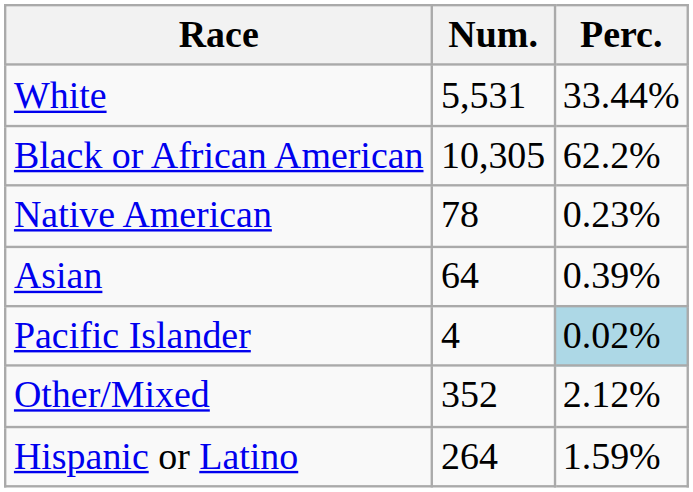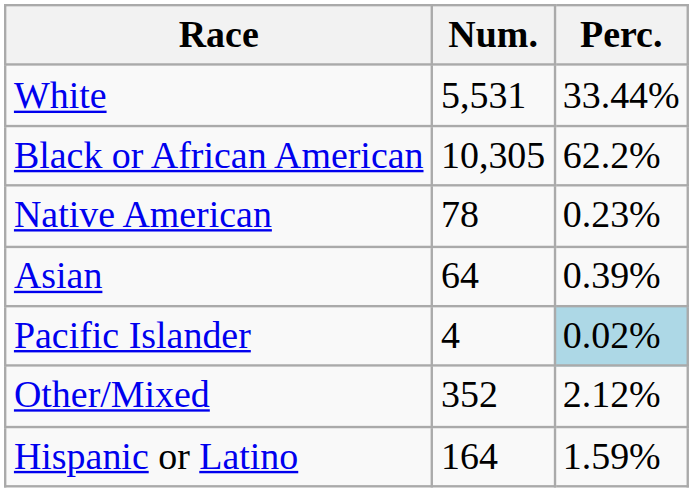(469, 455) 264 -> (469, 455) 164
